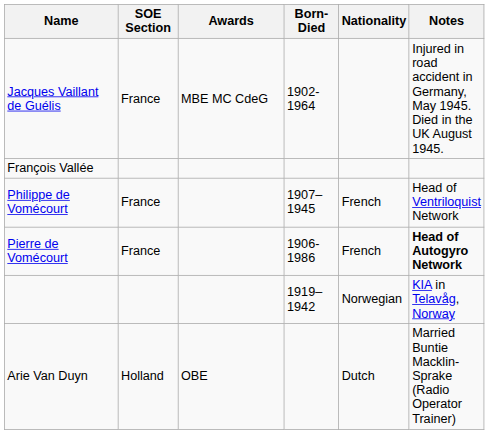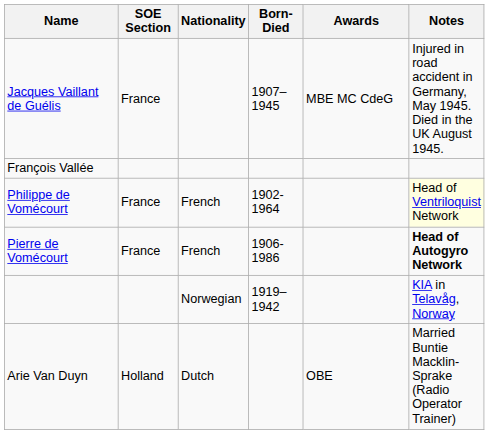columns swapped: (374, 21) <-> (231, 21)
(303, 98) 1902-1964 -> (269, 98) 1907–1945
(305, 202) 1907–1945 -> (268, 202) 1902-1964
(447, 202) no background -> (447, 202) lightyellow background
